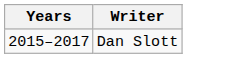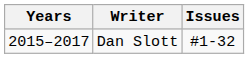+ column: (213, 17)
